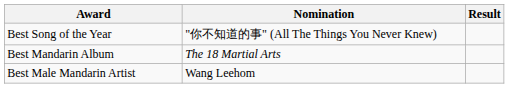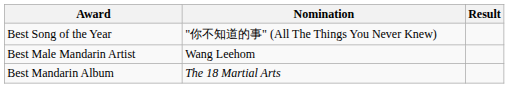rows swapped: (60, 54) <-> (71, 73)
